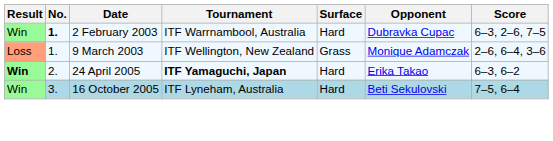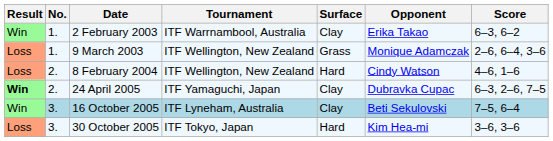(53, 32) bold -> (53, 32) normal
(332, 32) Hard -> (331, 32) Clay
(411, 32) Dubravka Cupac -> (398, 32) Erika Takao
(510, 32) 6–3, 2–6, 7–5 -> (497, 32) 6–3, 6–2
+ row: (115, 70)
(225, 70) bold -> (222, 89) normal
(332, 70) Hard -> (331, 89) Clay
(398, 70) Erika Takao -> (411, 89) Dubravka Cupac
(497, 70) 6–3, 6–2 -> (510, 89) 6–3, 2–6, 7–5
(332, 89) Hard -> (331, 107) Clay
+ row: (116, 126)
